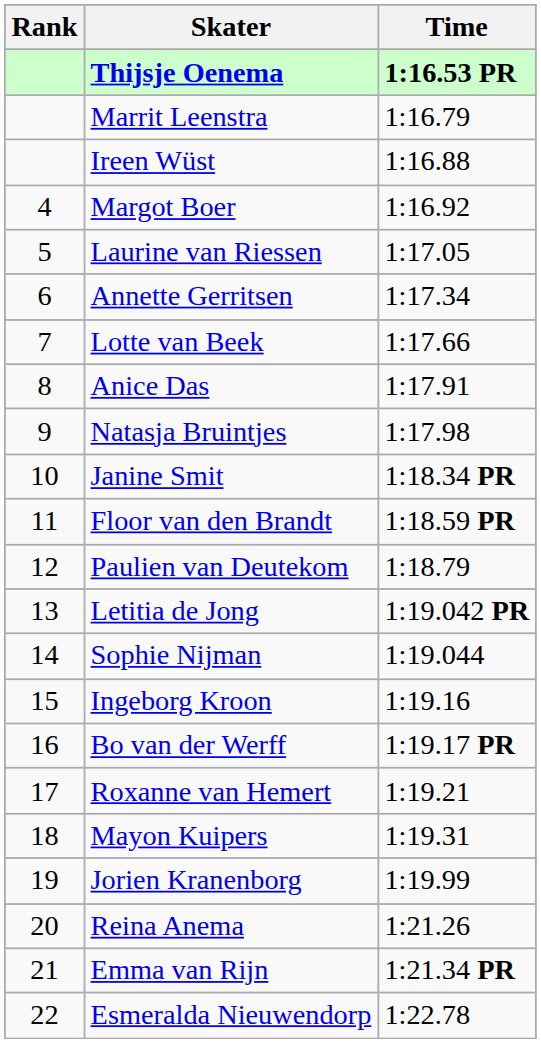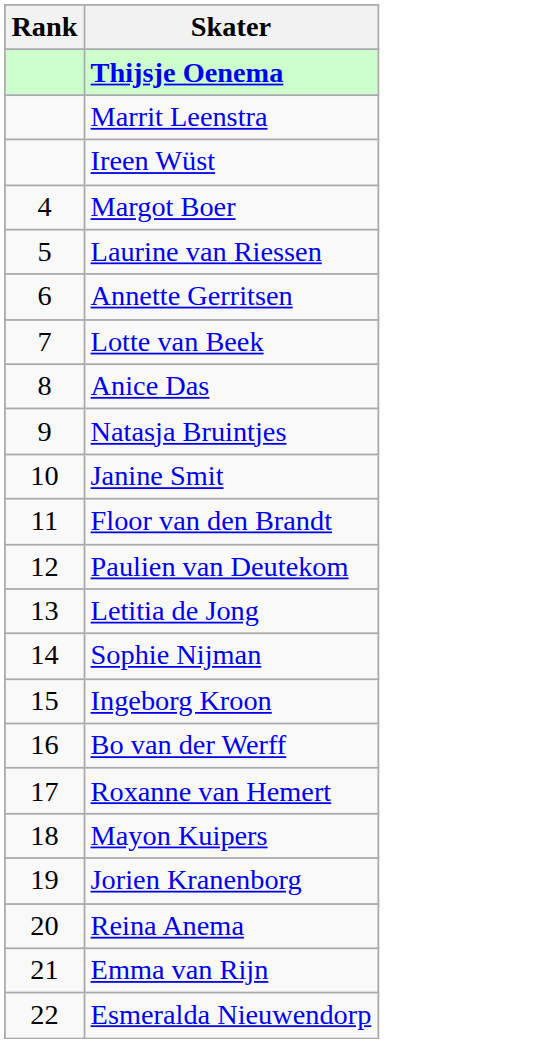- column: (457, 26)
